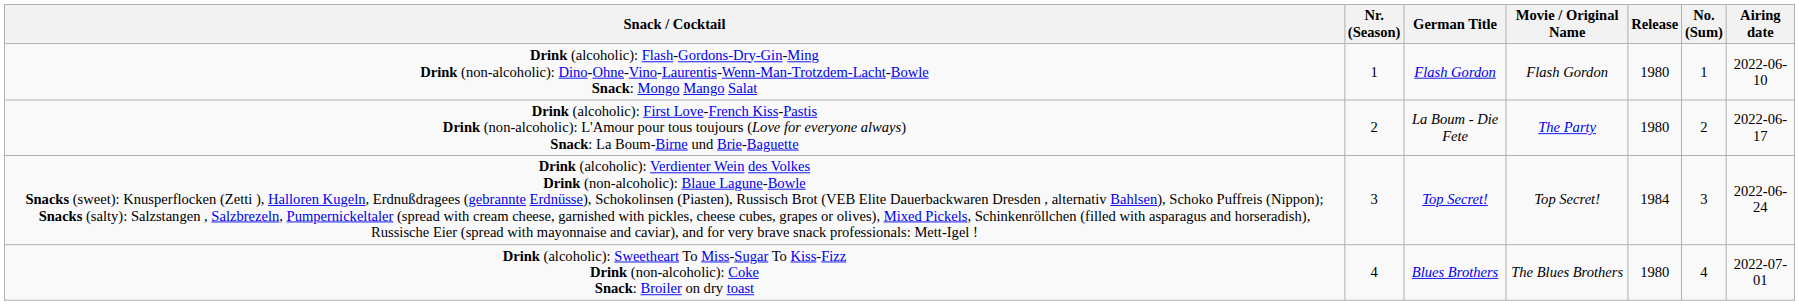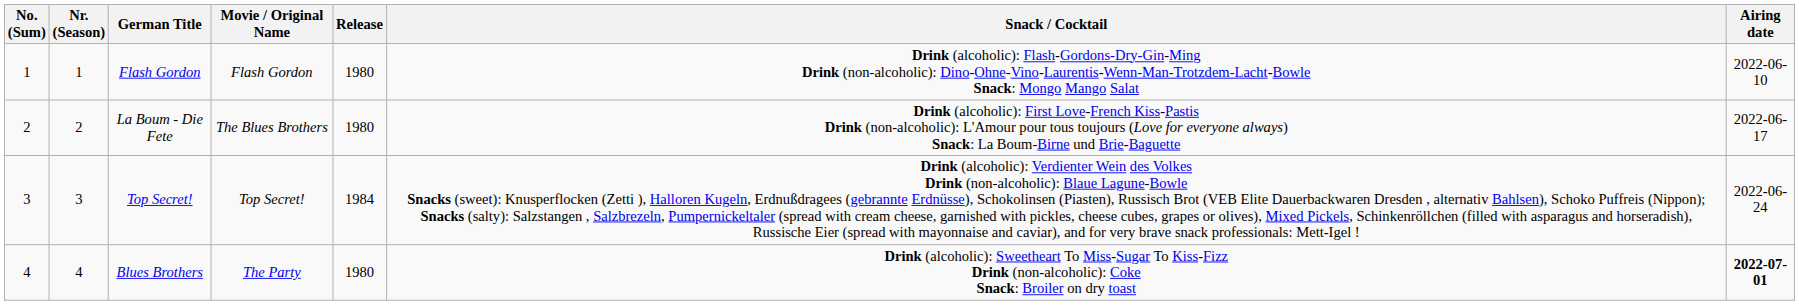columns swapped: (1704, 24) <-> (674, 24)
(1567, 127) The Party -> (272, 127) The Blues Brothers
(1567, 272) The Blues Brothers -> (272, 272) The Party
(1760, 272) normal -> (1760, 272) bold
